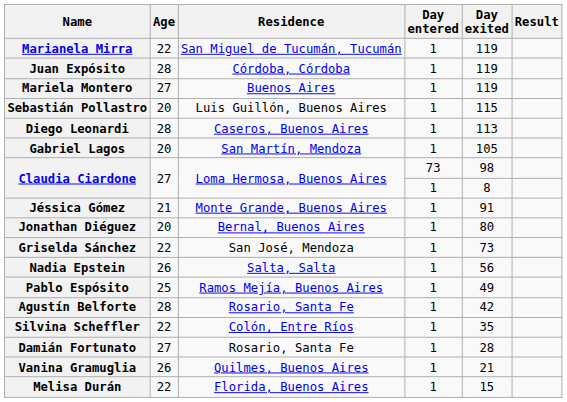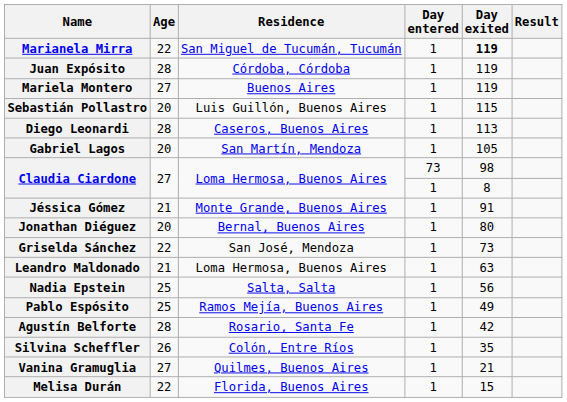(487, 48) normal -> (487, 48) bold
+ row: (77, 268)
(164, 268) 26 -> (164, 287) 25
(164, 327) 22 -> (164, 347) 26
- row: (77, 347)
(164, 367) 26 -> (164, 367) 27
